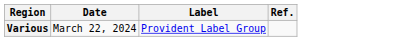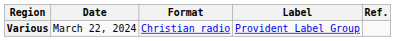+ column: (186, 12)
